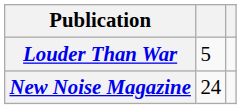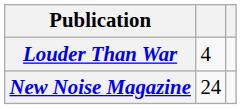(206, 53) 5 -> (206, 53) 4
